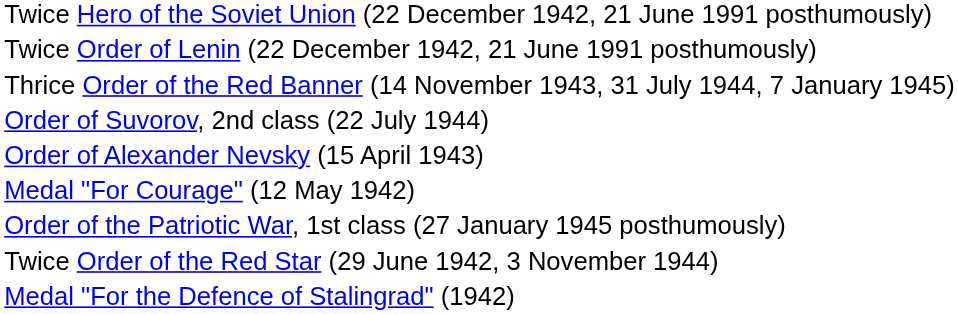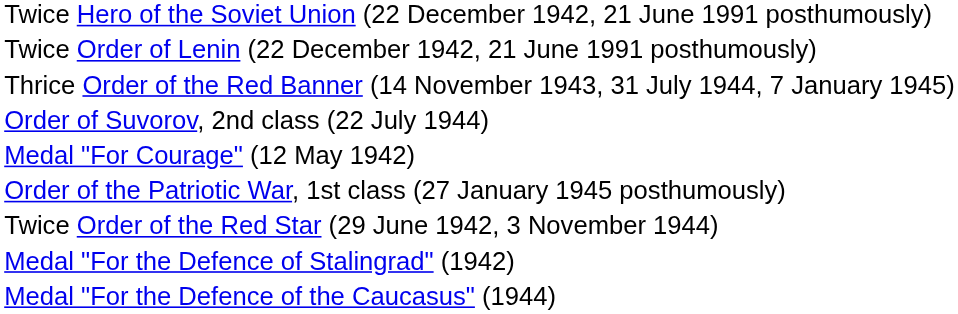- row: (244, 155)
+ row: (280, 296)
